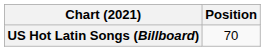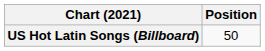(231, 35) 70 -> (231, 35) 50
